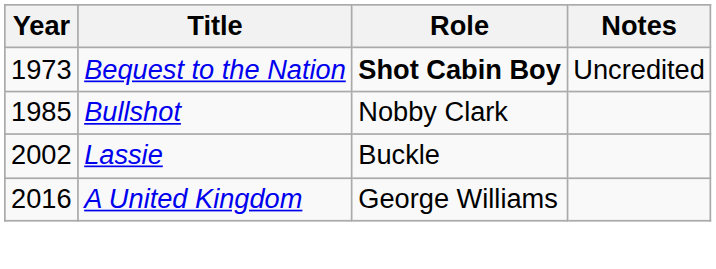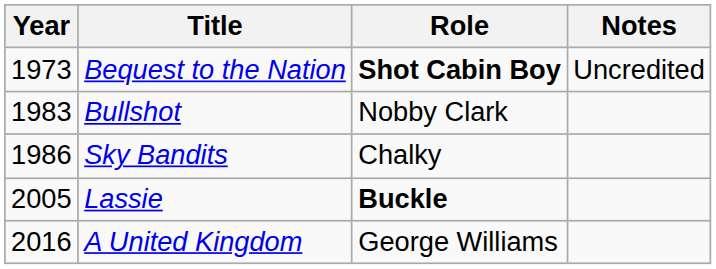(41, 112) 1985 -> (41, 112) 1983
+ row: (156, 155)
(41, 155) 2002 -> (41, 198) 2005
(399, 155) normal -> (403, 198) bold
